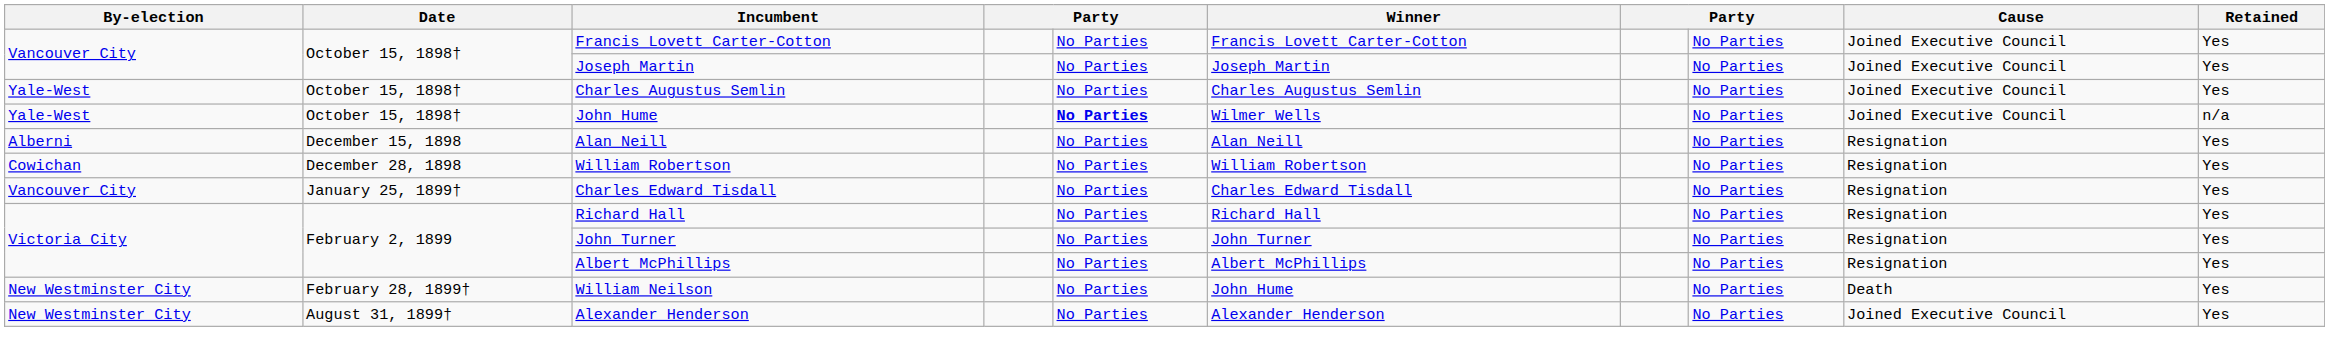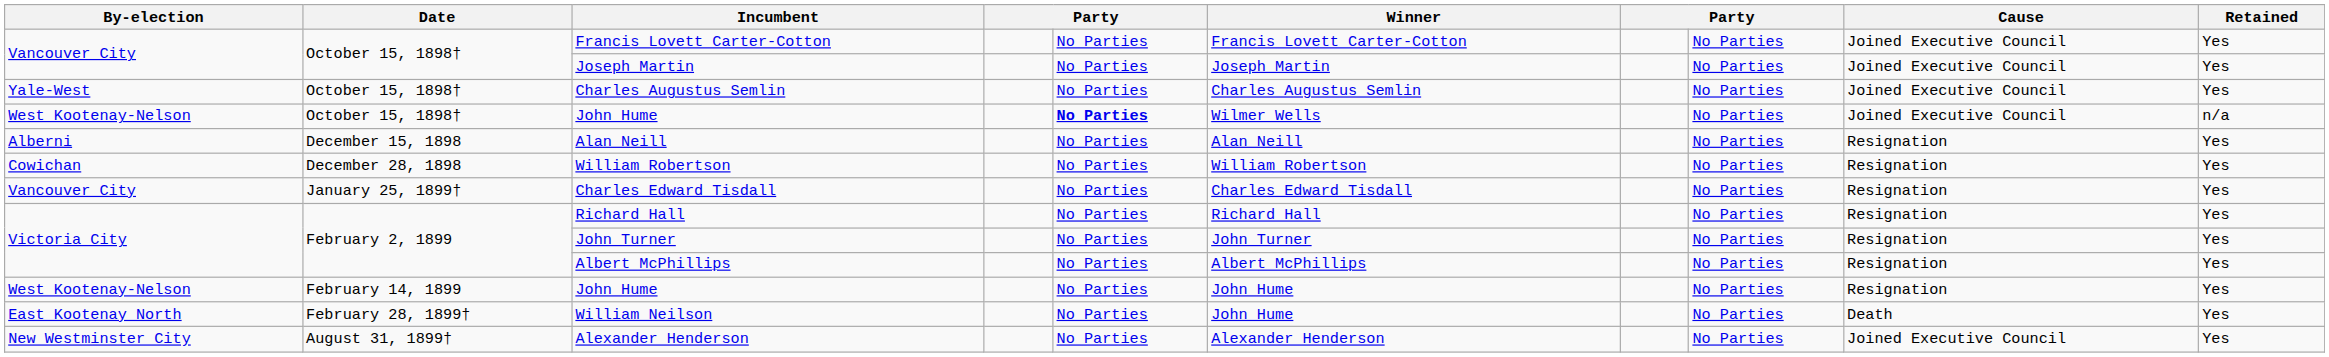(49, 116) Yale-West -> (99, 116) West Kootenay-Nelson
+ row: (384, 290)
(99, 290) New Westminster City -> (95, 314) East Kootenay North
